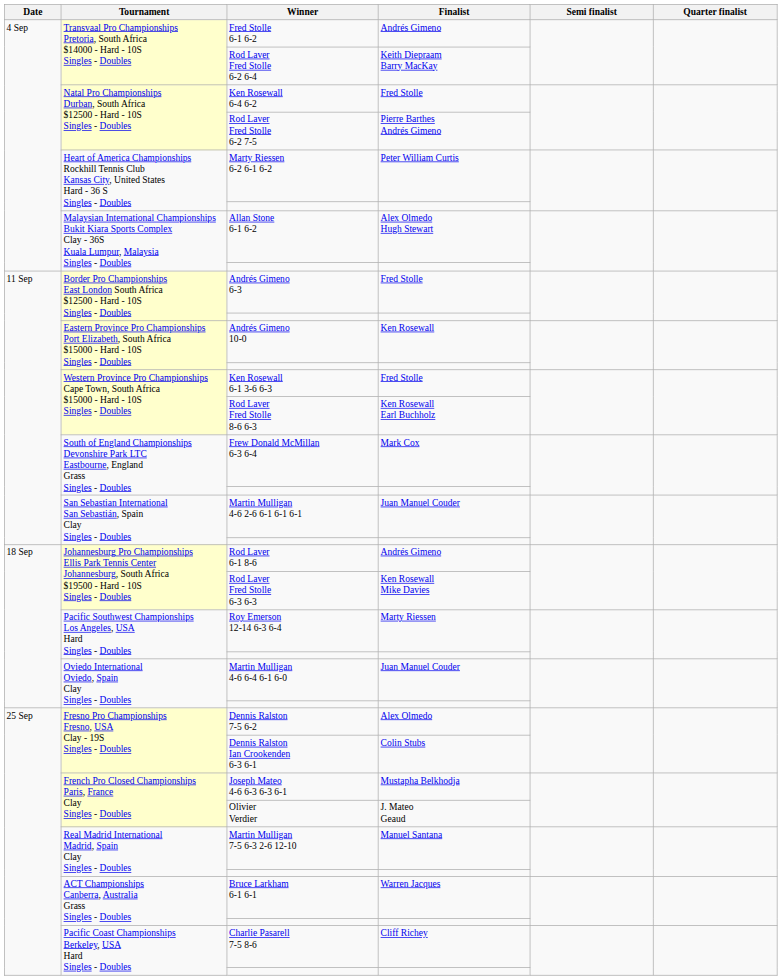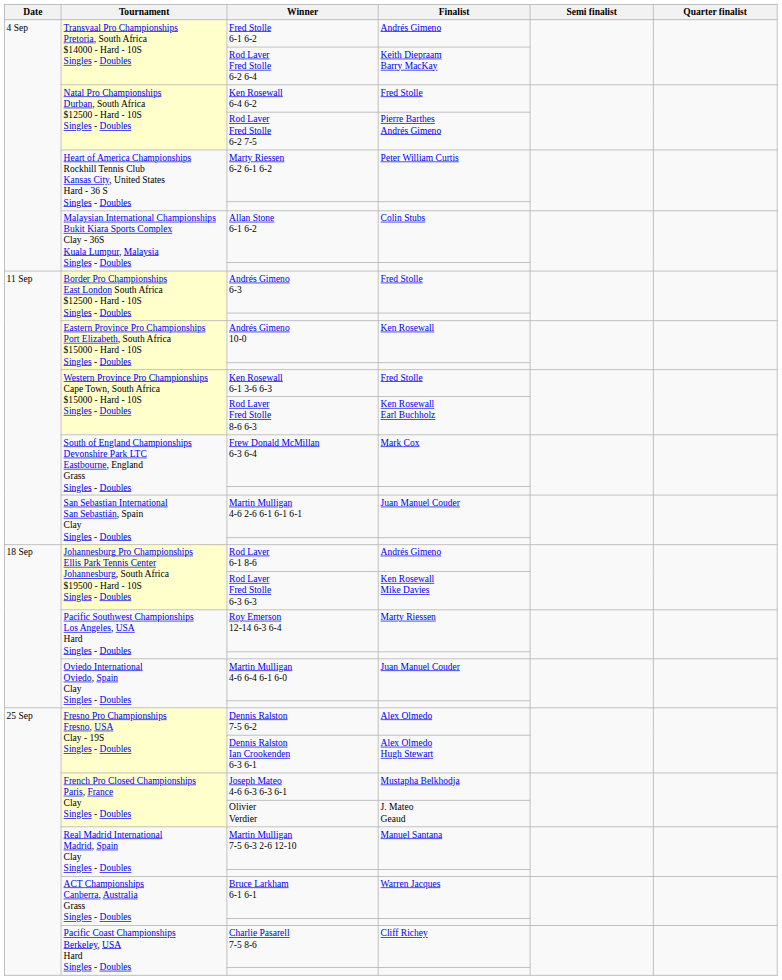(407, 223) Alex Olmedo Hugh Stewart -> (403, 218) Colin Stubs
(403, 742) Colin Stubs -> (407, 748) Alex Olmedo Hugh Stewart
